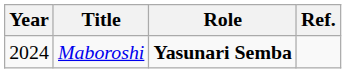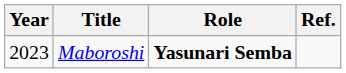(29, 51) 2024 -> (29, 51) 2023
